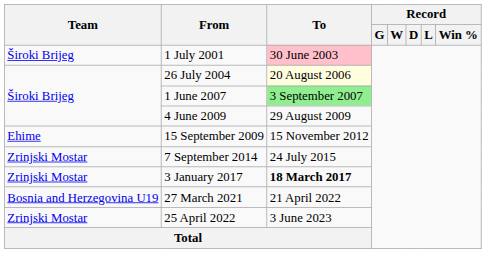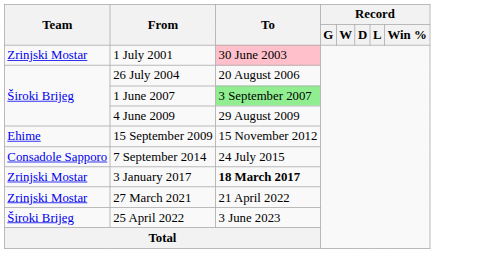(41, 55) Široki Brijeg -> (47, 55) Zrinjski Mostar
(310, 75) lightyellow background -> (259, 75) no background
(47, 156) Zrinjski Mostar -> (57, 156) Consadole Sapporo
(83, 197) Bosnia and Herzegovina U19 -> (47, 197) Zrinjski Mostar
(47, 217) Zrinjski Mostar -> (41, 217) Široki Brijeg
